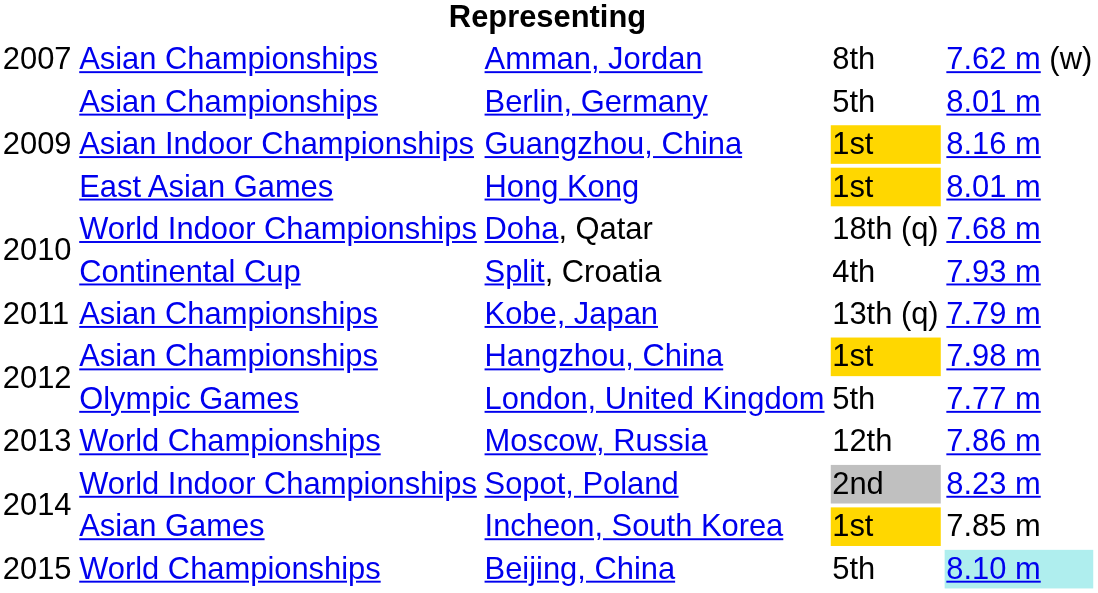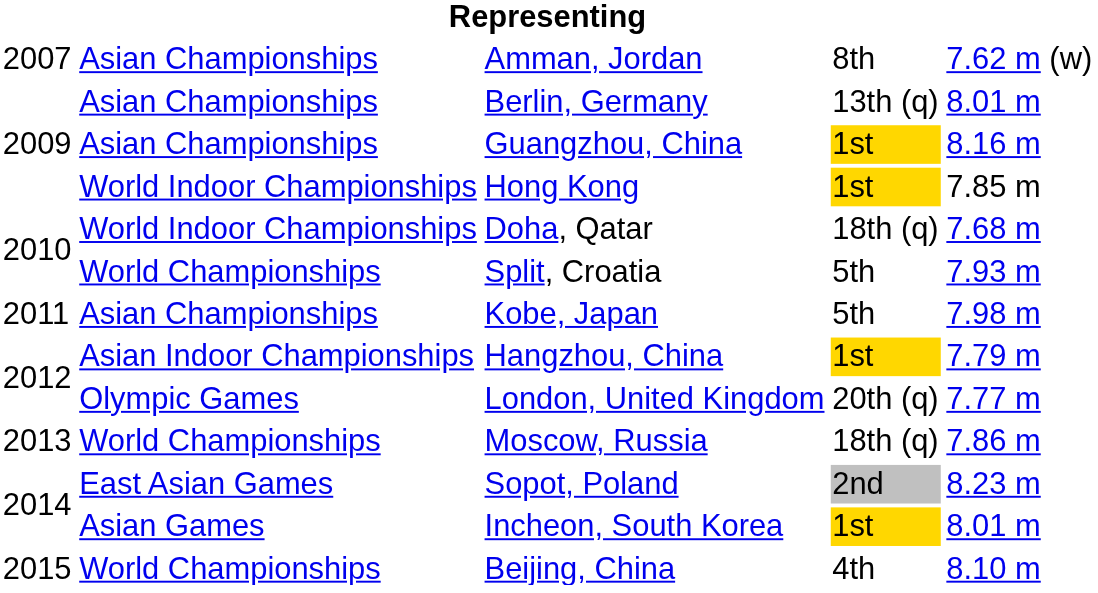(854, 101) 5th -> (885, 101) 13th (q)
(277, 144) Asian Indoor Championships -> (229, 144) Asian Championships
(206, 186) East Asian Games -> (278, 186) World Indoor Championships
(994, 186) 8.01 m -> (994, 186) 7.85 m
(190, 271) Continental Cup -> (230, 271) World Championships
(854, 271) 4th -> (854, 271) 5th
(885, 313) 13th (q) -> (854, 313) 5th
(994, 313) 7.79 m -> (994, 313) 7.98 m
(229, 356) Asian Championships -> (277, 356) Asian Indoor Championships
(994, 356) 7.98 m -> (994, 356) 7.79 m
(854, 398) 5th -> (885, 398) 20th (q)
(862, 441) 12th -> (885, 441) 18th (q)
(278, 483) World Indoor Championships -> (206, 483) East Asian Games
(994, 526) 7.85 m -> (994, 526) 8.01 m
(854, 568) 5th -> (854, 568) 4th
(994, 568) paleturquoise background -> (994, 568) no background
